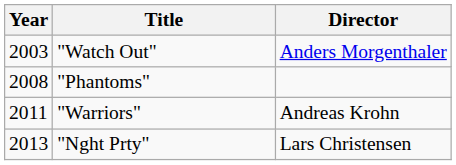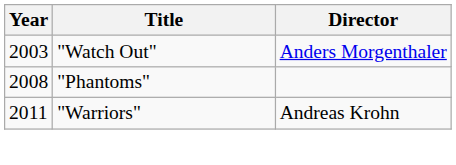- row: (103, 143)
